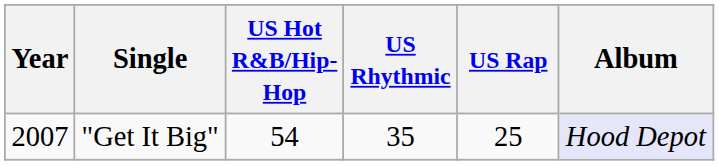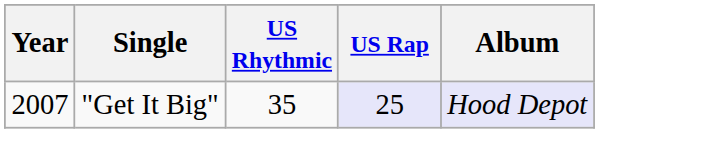- column: (285, 60)
(508, 136) no background -> (390, 104) lavender background
